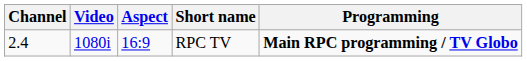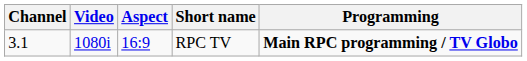(18, 42) 2.4 -> (18, 42) 3.1
